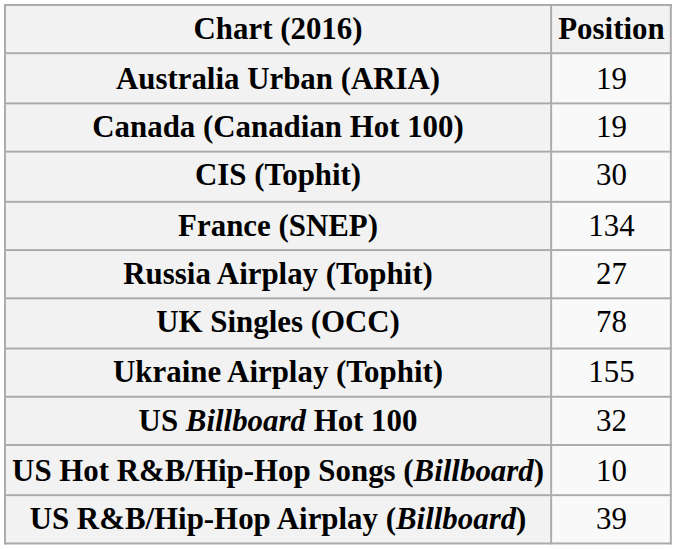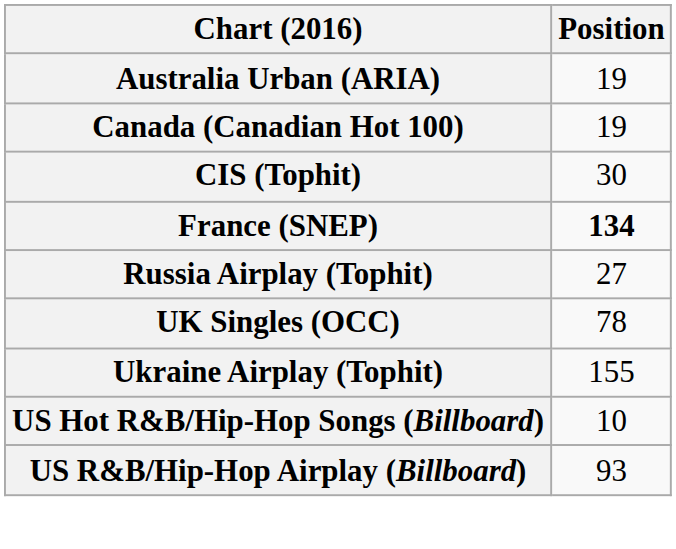(611, 224) normal -> (611, 224) bold
- row: (278, 420)
(611, 518) 39 -> (611, 469) 93
